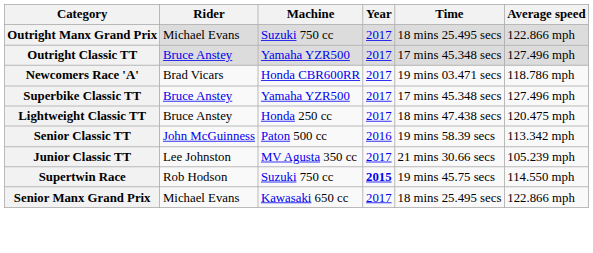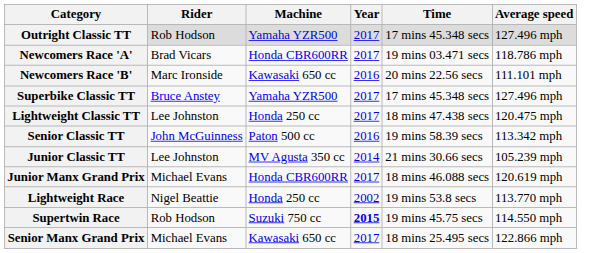- row: (82, 34)
(198, 55) Bruce Anstey -> (183, 34) Rob Hodson
+ row: (76, 75)
(198, 116) Bruce Anstey -> (185, 116) Lee Johnston
(379, 156) 2017 -> (367, 156) 2014
+ row: (76, 177)
+ row: (76, 197)
